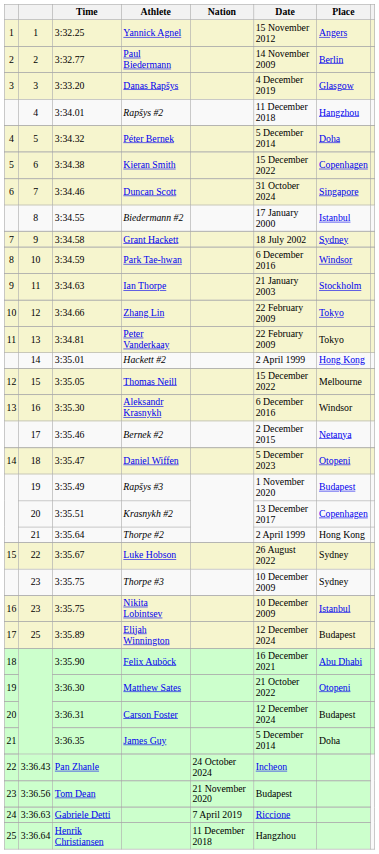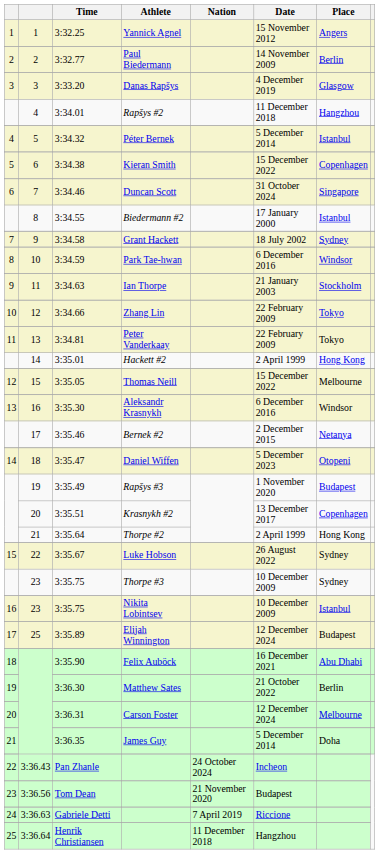(330, 139) Doha -> (335, 139) Istanbul
(335, 688) Otopeni -> (331, 688) Berlin
(337, 714) Budapest -> (340, 714) Melbourne
